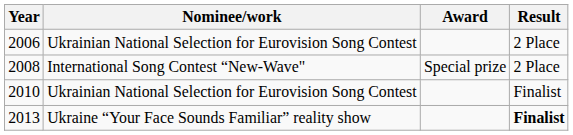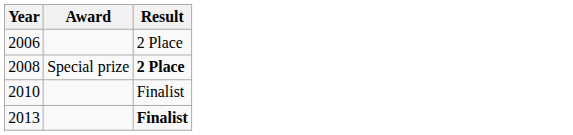- column: (232, 17)
(537, 67) normal -> (161, 67) bold
